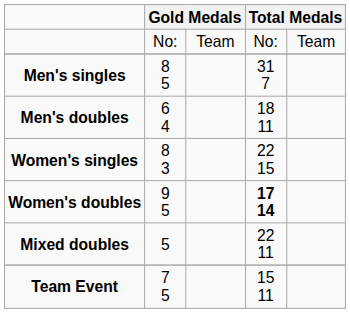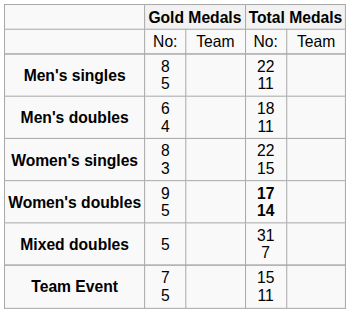(266, 75) 31 7 -> (266, 75) 22 11
(266, 245) 22 11 -> (266, 245) 31 7
